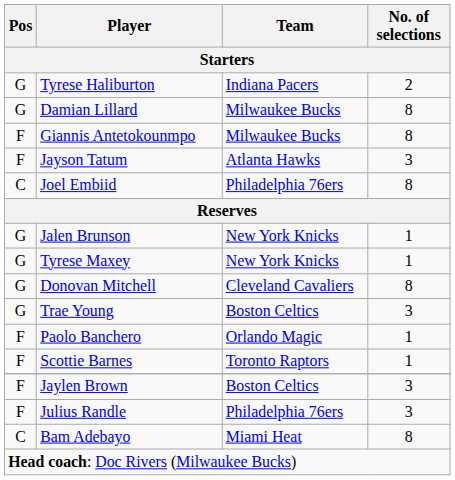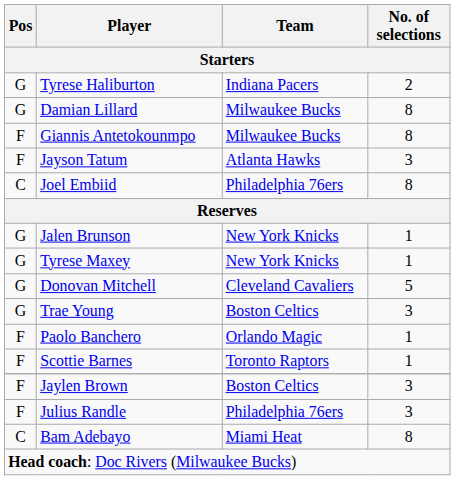(409, 286) 8 -> (409, 286) 5
